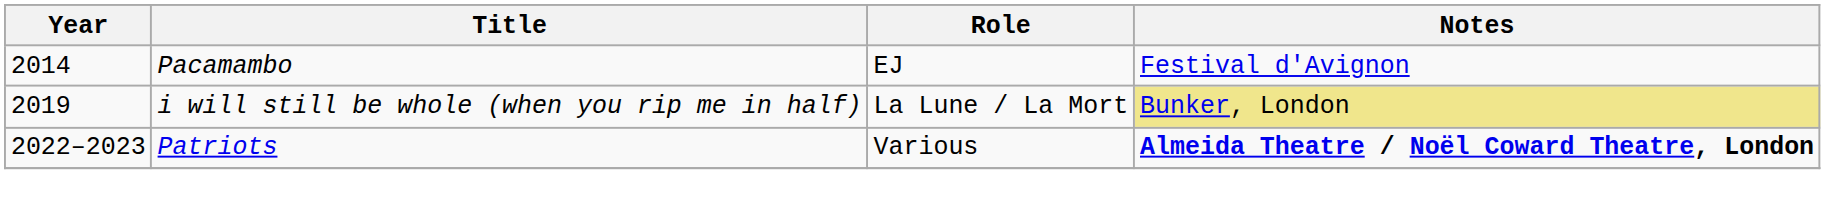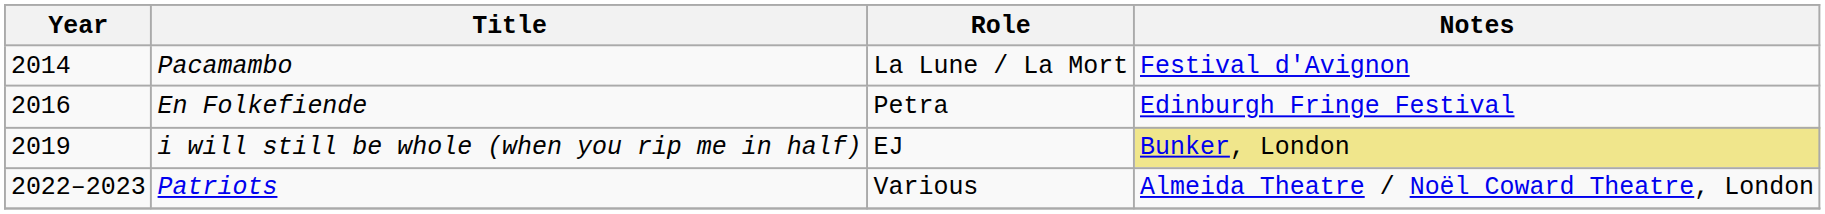(888, 66) EJ -> (1001, 66) La Lune / La Mort
+ row: (262, 107)
(1001, 107) La Lune / La Mort -> (888, 147) EJ
(1477, 147) bold -> (1477, 188) normal
